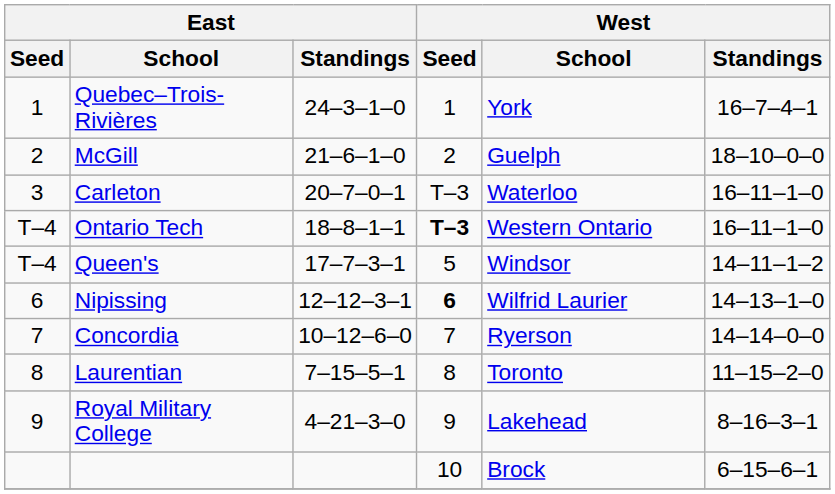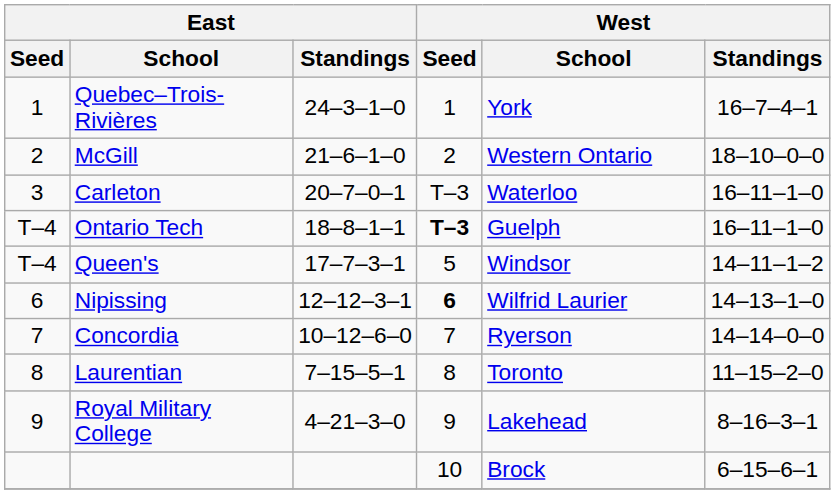(524, 156) Guelph -> (570, 156) Western Ontario
(570, 228) Western Ontario -> (524, 228) Guelph
